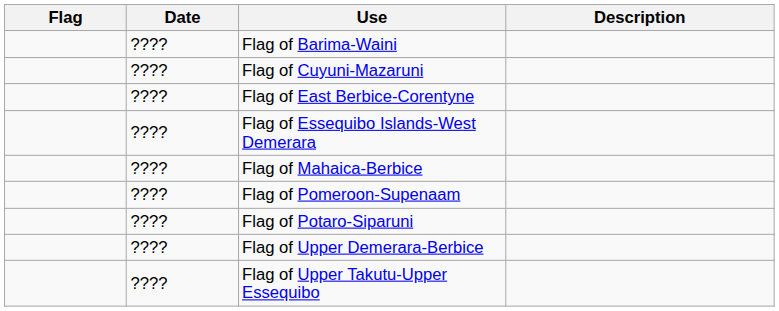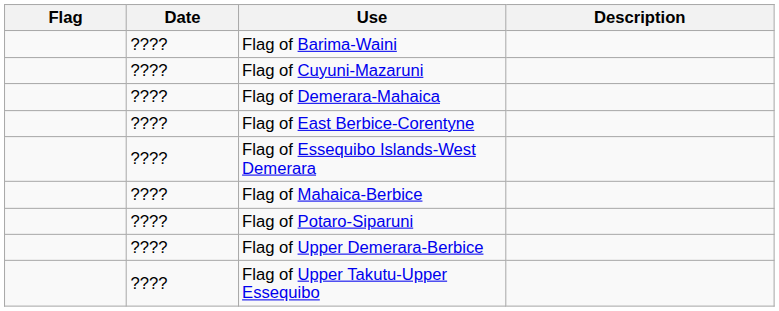+ row: (341, 96)
- row: (351, 194)
